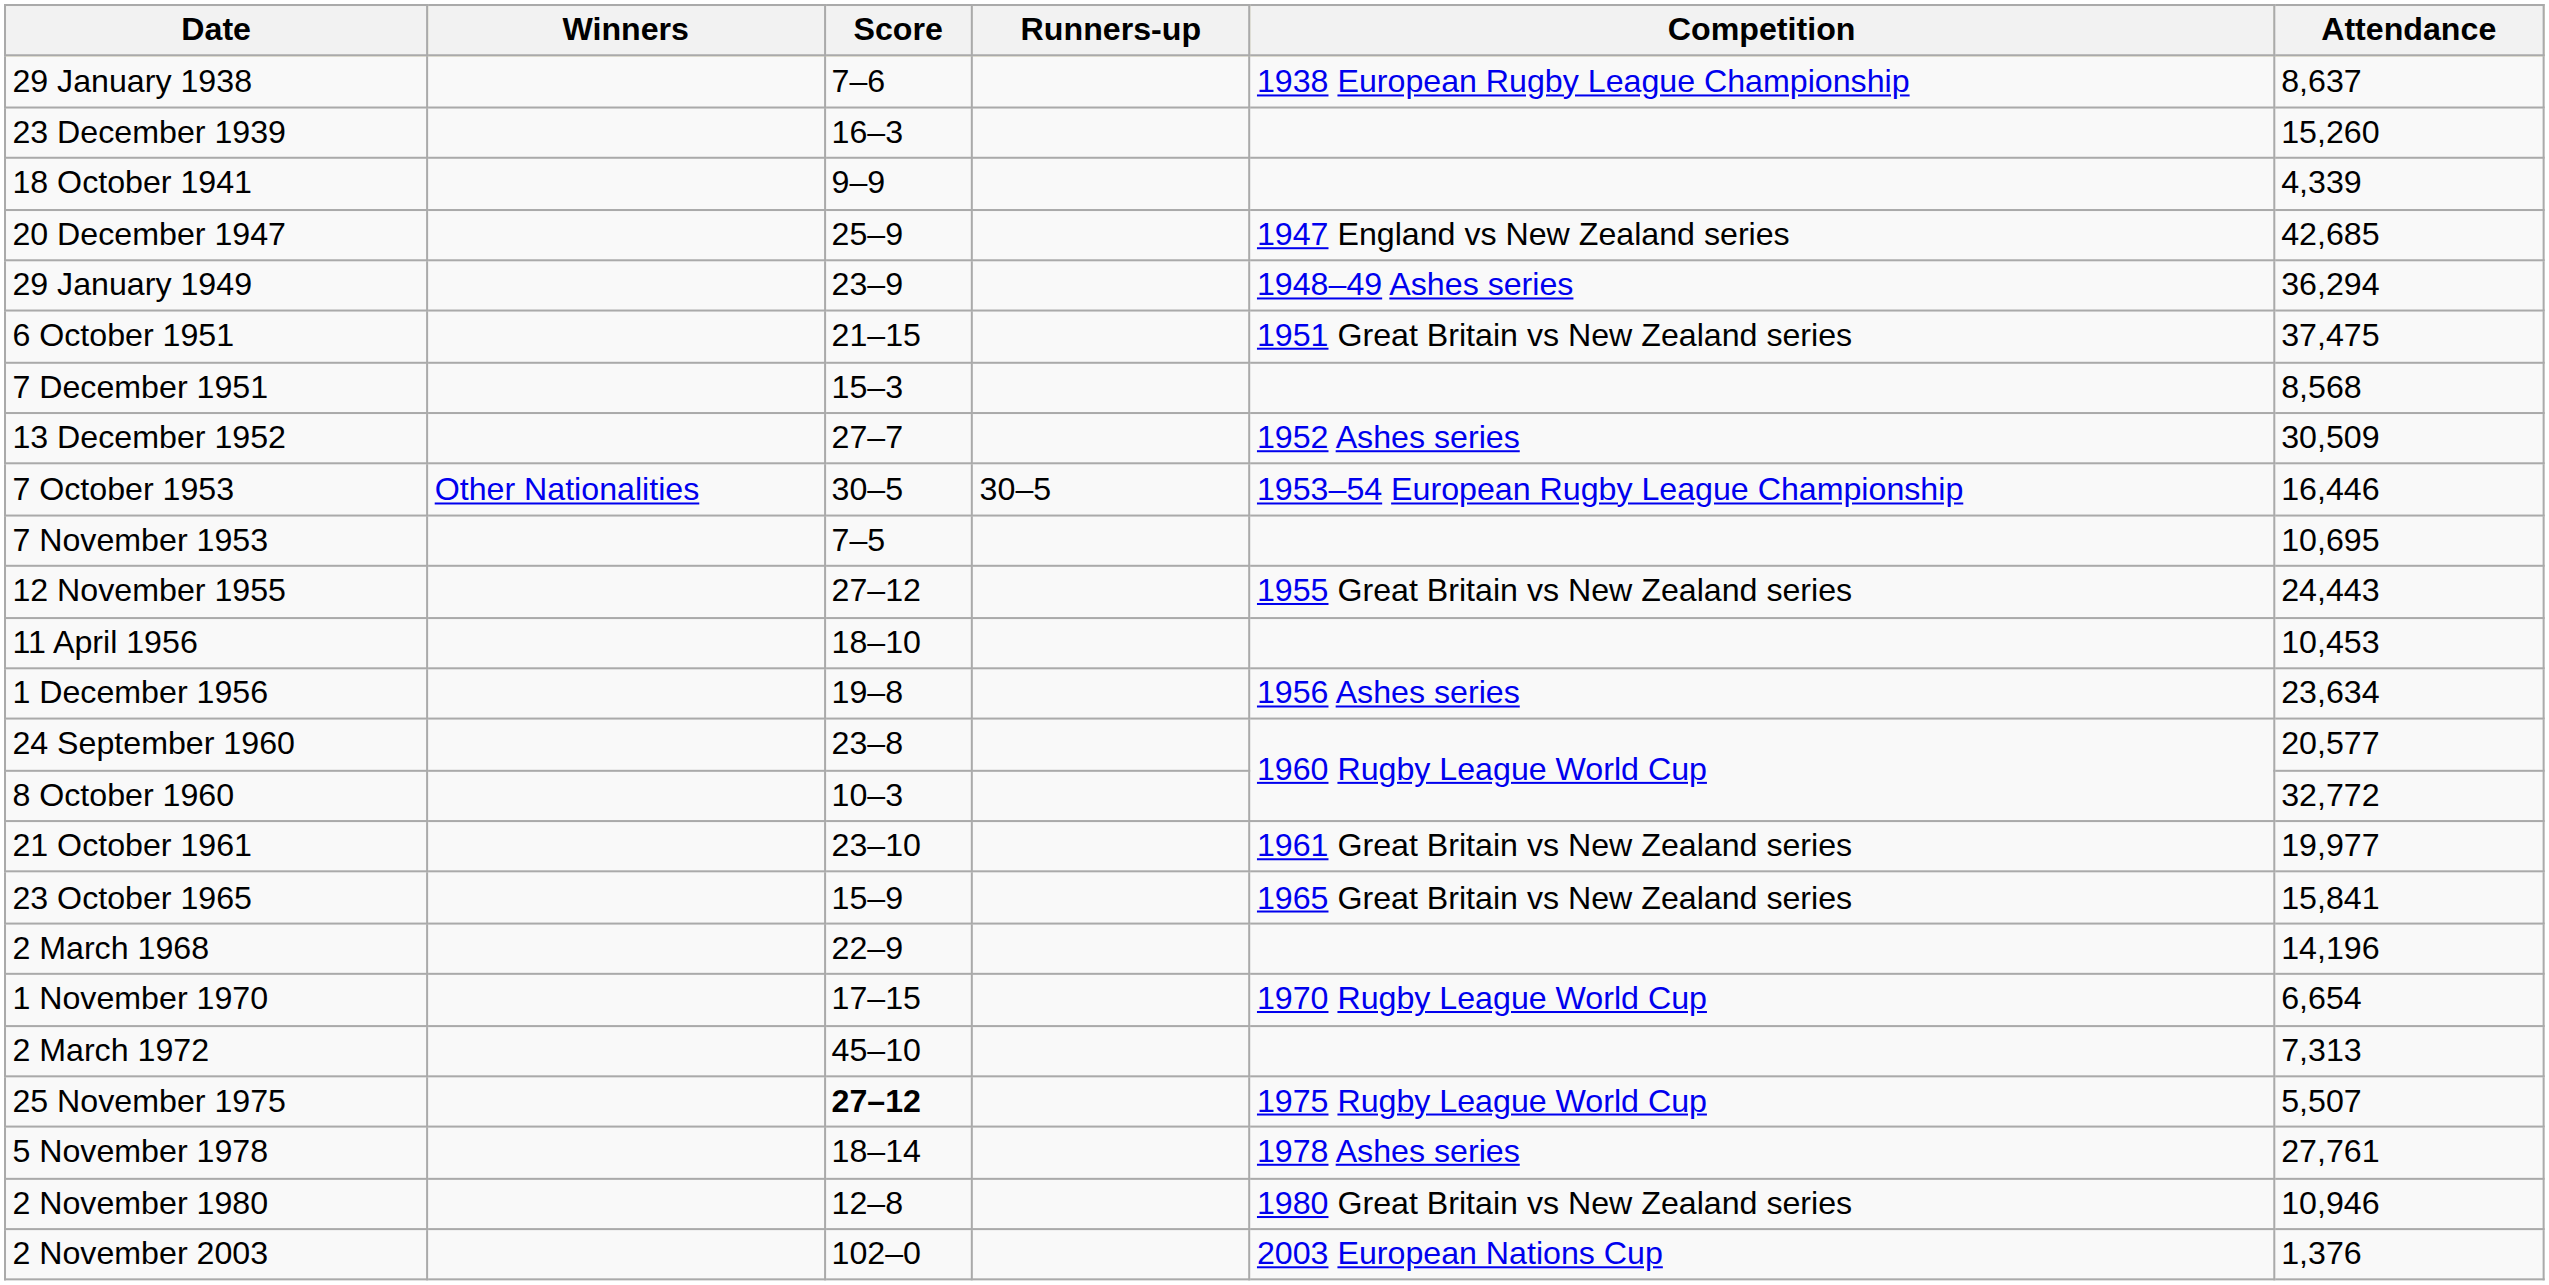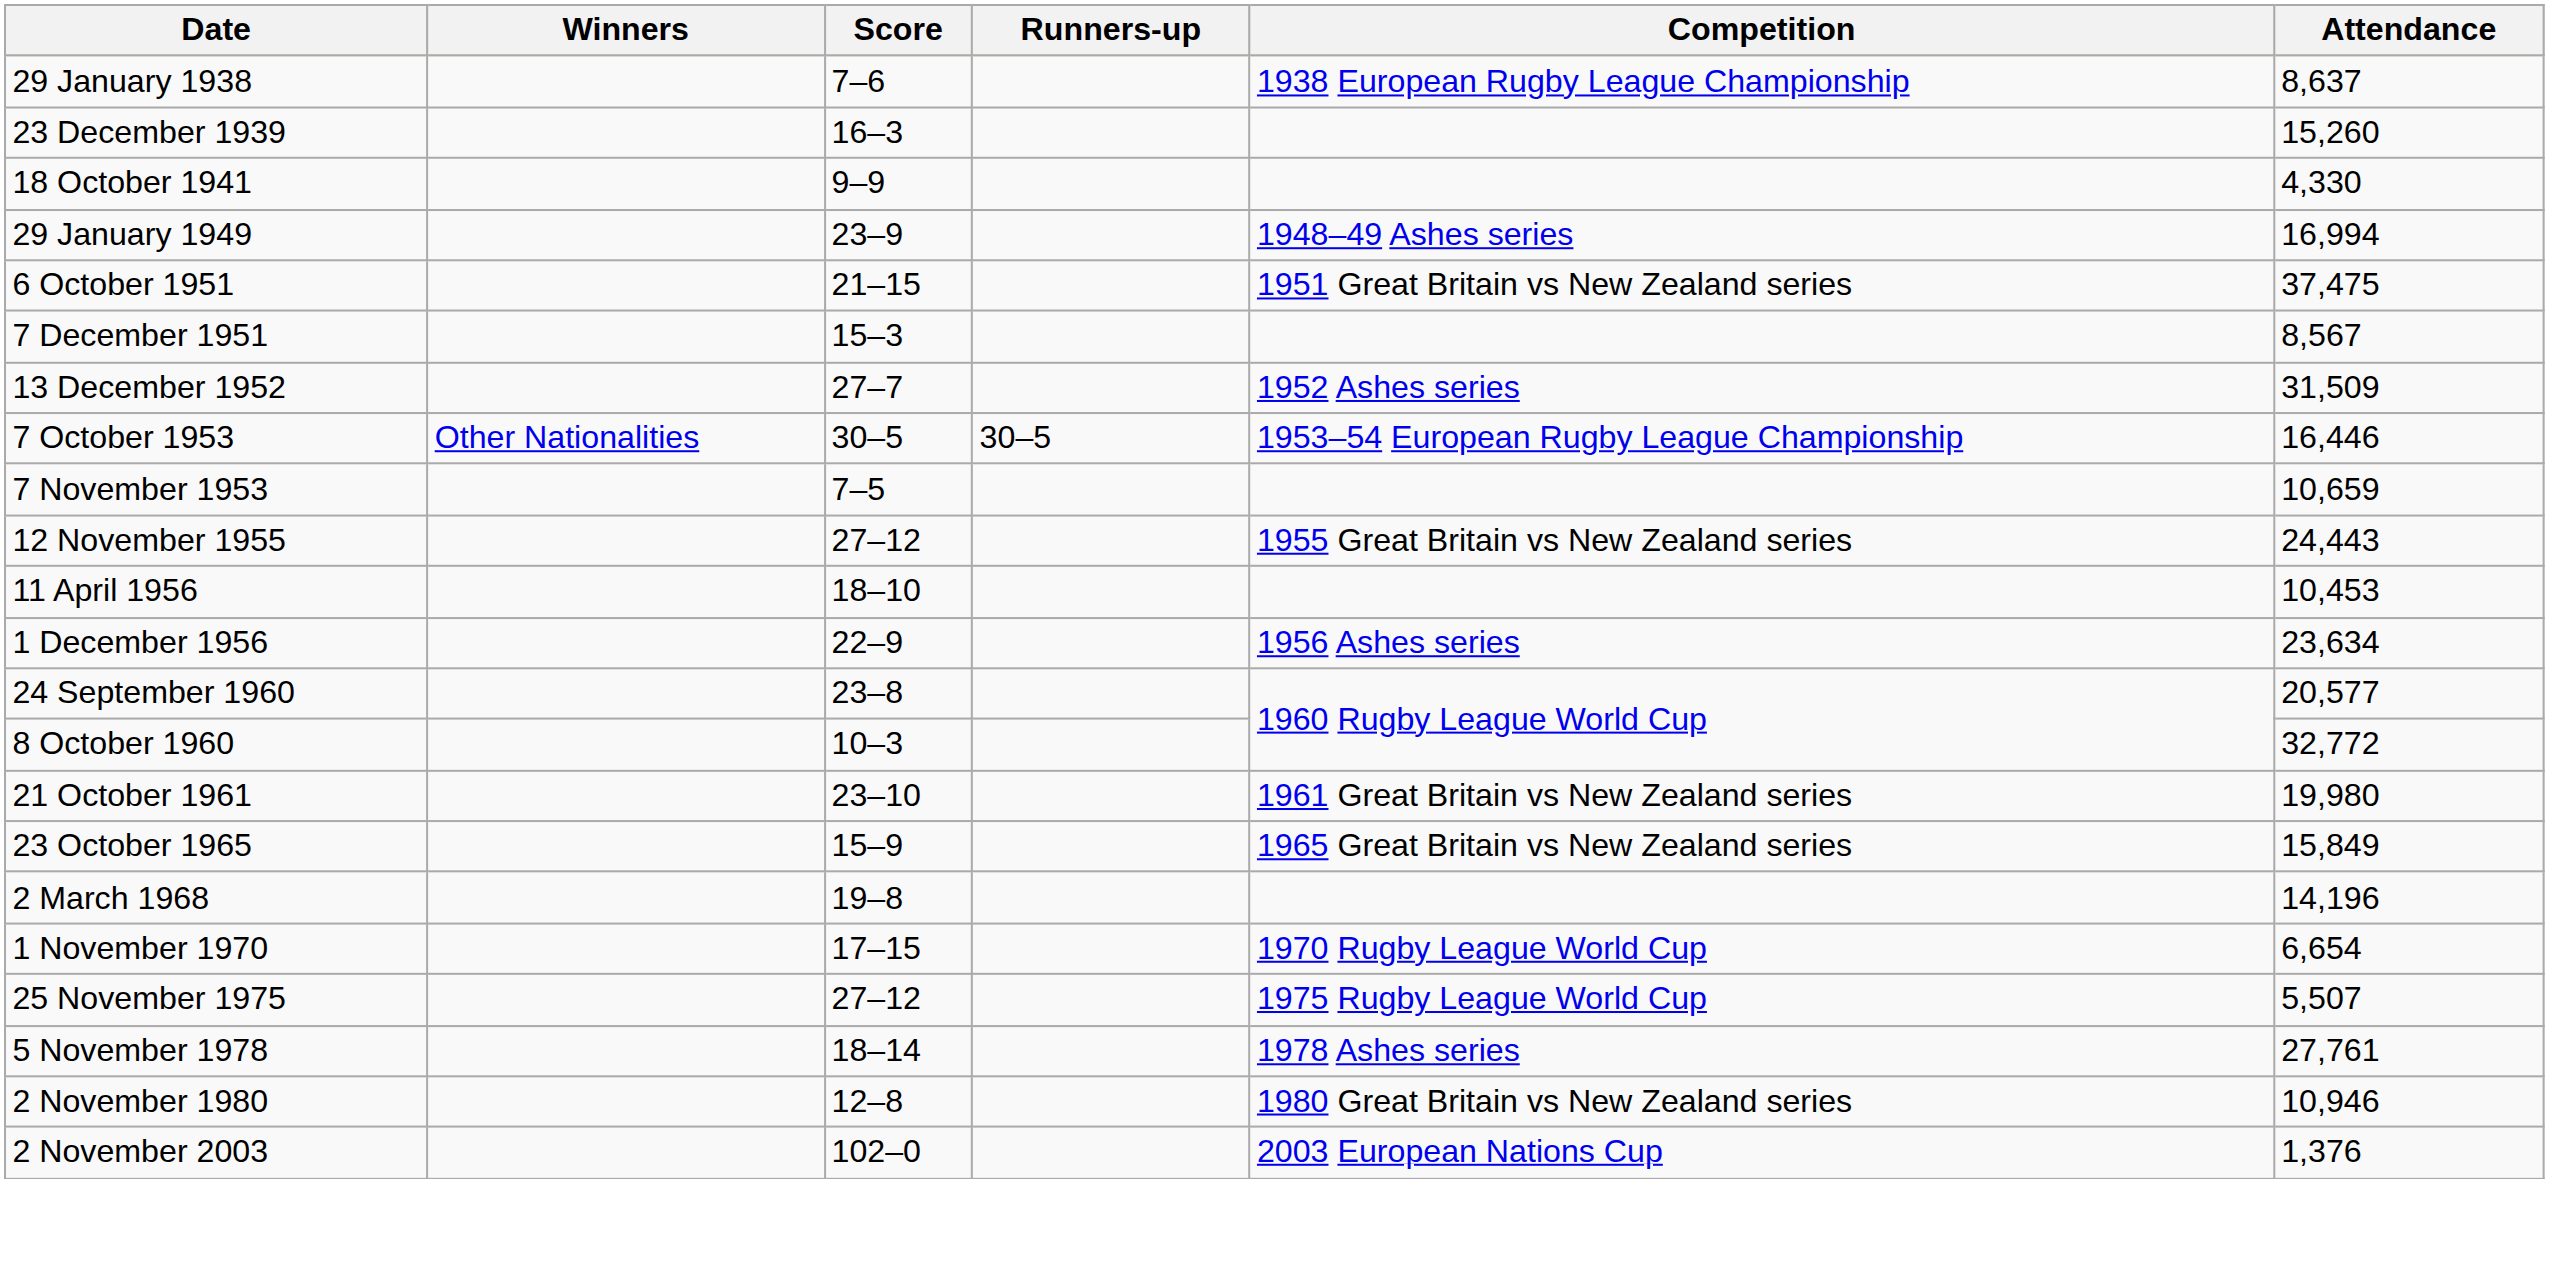(2321, 183) 4,339 -> (2321, 183) 4,330
- row: (149, 234)
(2330, 285) 36,294 -> (2330, 234) 16,994
(2321, 387) 8,568 -> (2321, 336) 8,567
(2330, 438) 30,509 -> (2330, 387) 31,509
(2330, 540) 10,695 -> (2330, 489) 10,659
(867, 693) 19–8 -> (867, 642) 22–9
(2330, 846) 19,977 -> (2330, 795) 19,980
(2330, 897) 15,841 -> (2330, 846) 15,849
(867, 948) 22–9 -> (867, 897) 19–8
- row: (111, 1050)
(876, 1101) bold -> (876, 999) normal
